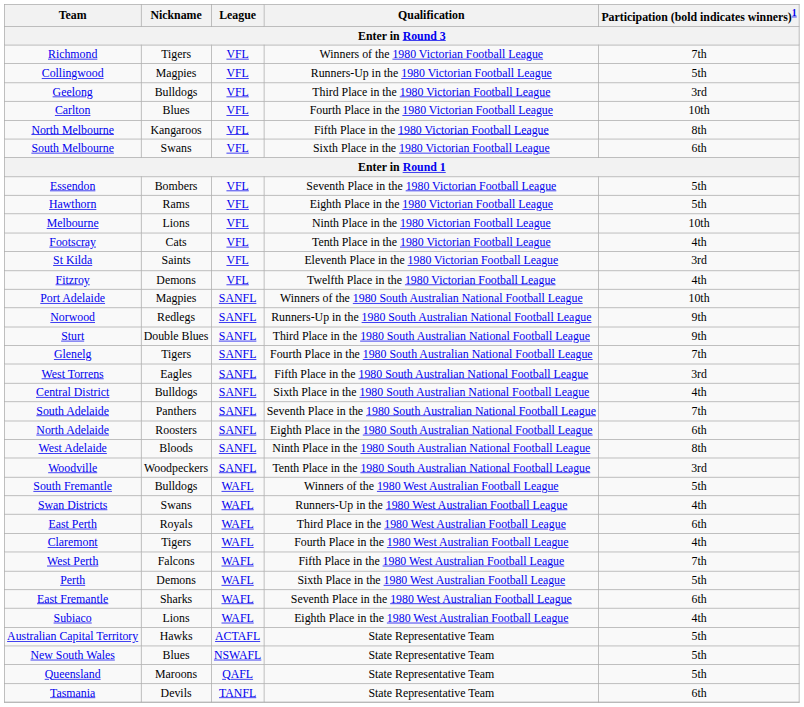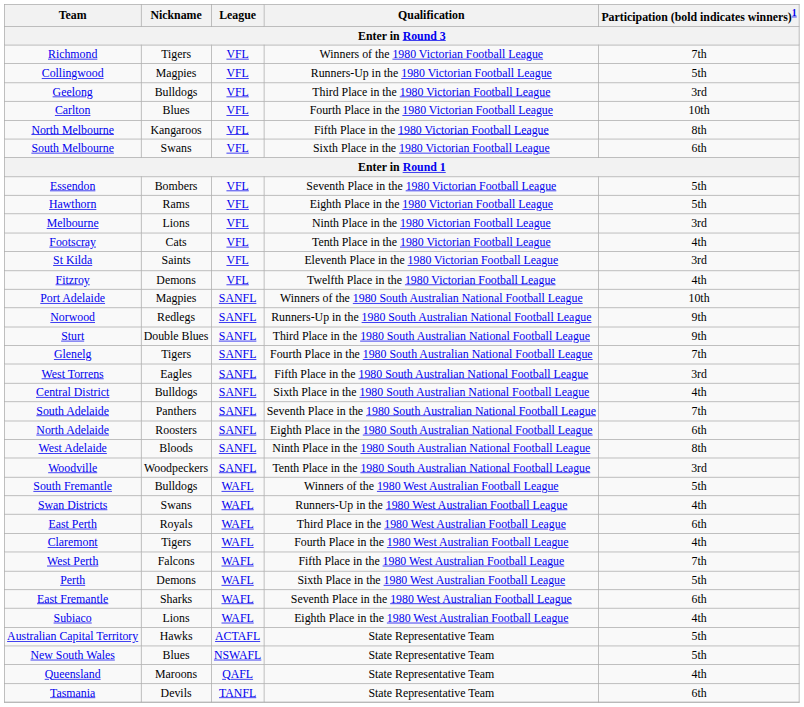(699, 223) 10th -> (699, 223) 3rd
(699, 674) 5th -> (699, 674) 4th
